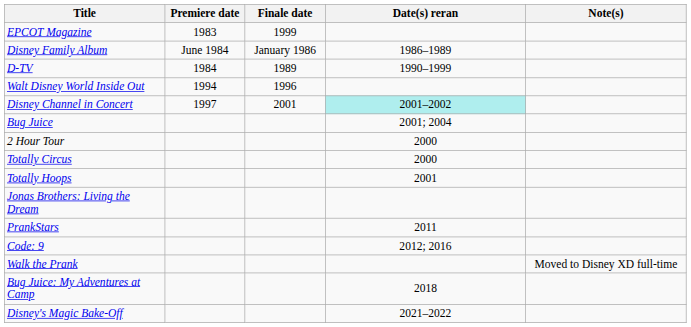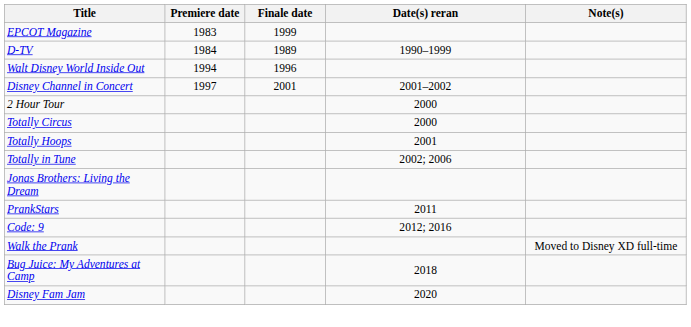- row: (57, 50)
(425, 104) paleturquoise background -> (425, 86) no background
- row: (30, 123)
+ row: (41, 159)
+ row: (46, 295)
- row: (65, 313)
